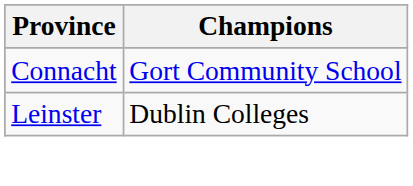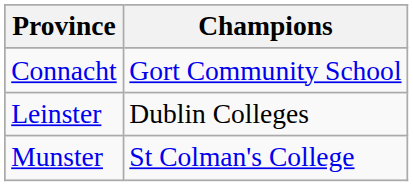+ row: (57, 157)
